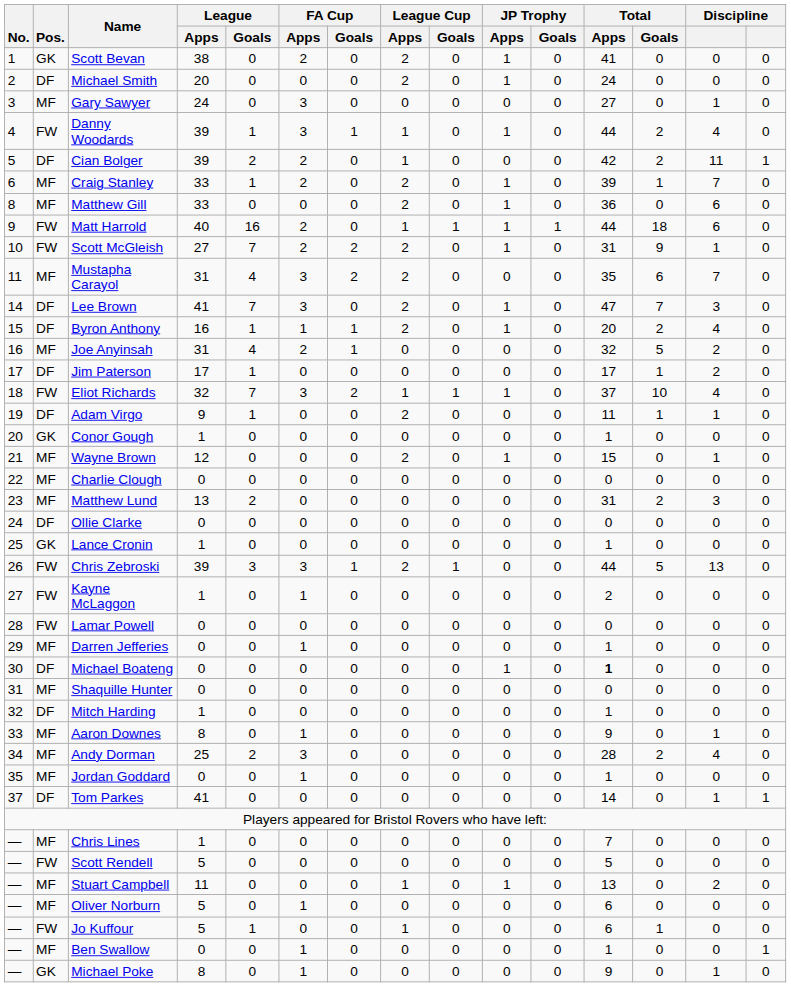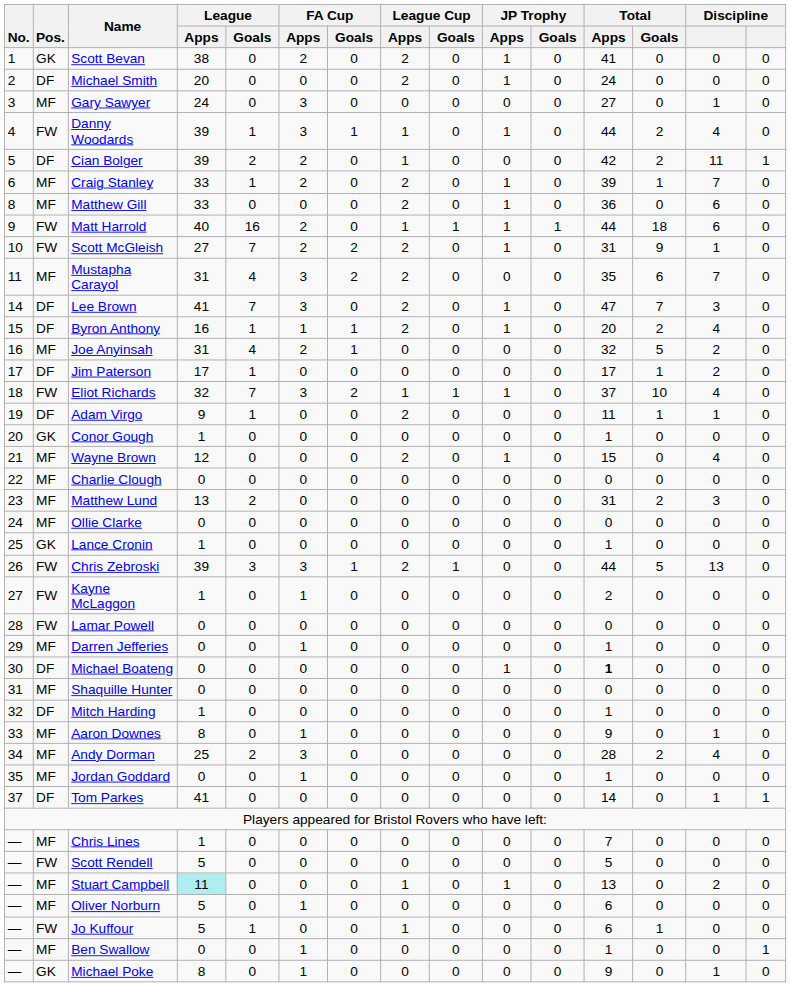(716, 458) 1 -> (716, 458) 4
(45, 523) DF -> (46, 523) MF
(201, 884) no background -> (201, 884) paleturquoise background
